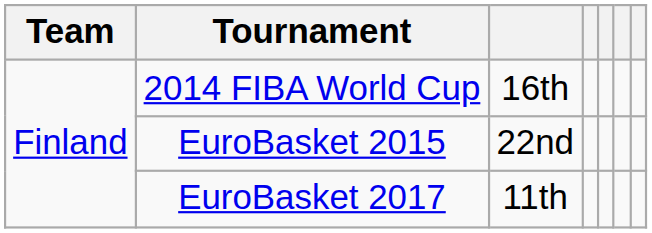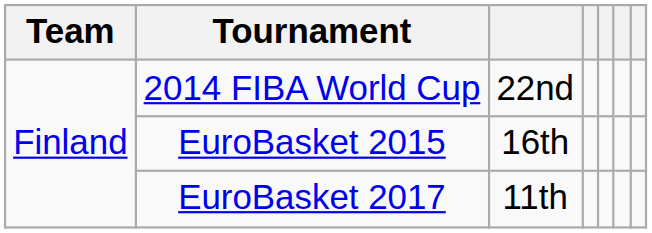(535, 87) 16th -> (535, 87) 22nd
(535, 142) 22nd -> (535, 142) 16th
